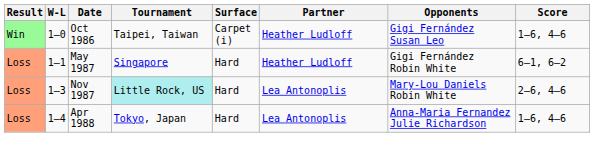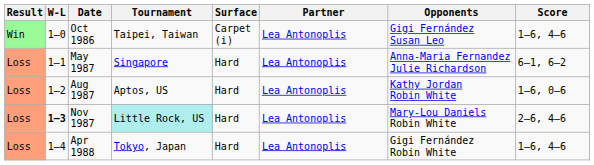(307, 35) Heather Ludloff -> (304, 35) Lea Antonoplis
(307, 62) Heather Ludloff -> (304, 62) Lea Antonoplis
(432, 62) Gigi Fernández Robin White -> (450, 62) Anna-Maria Fernandez Julie Richardson
+ row: (83, 90)
(57, 90) normal -> (57, 118) bold
(450, 118) Anna-Maria Fernandez Julie Richardson -> (432, 146) Gigi Fernández Robin White
